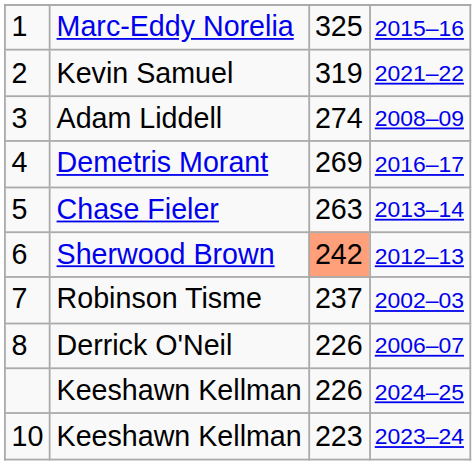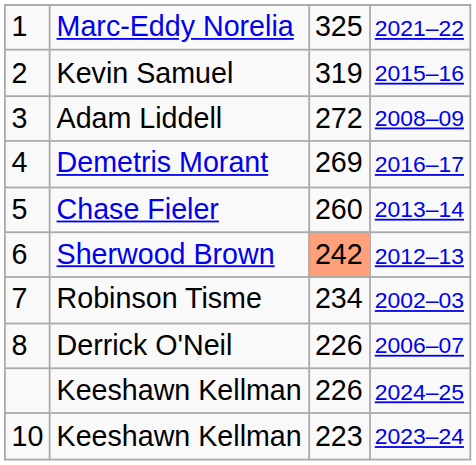(419, 28) 2015–16 -> (419, 28) 2021–22
(419, 73) 2021–22 -> (419, 73) 2015–16
(339, 118) 274 -> (339, 118) 272
(339, 208) 263 -> (339, 208) 260
(339, 299) 237 -> (339, 299) 234
